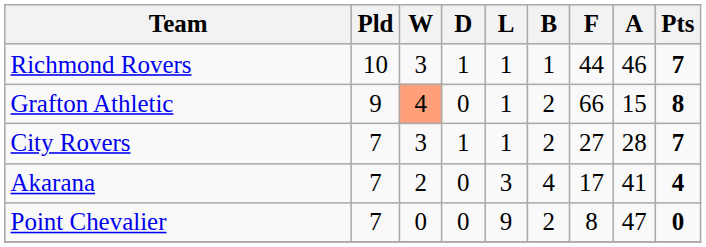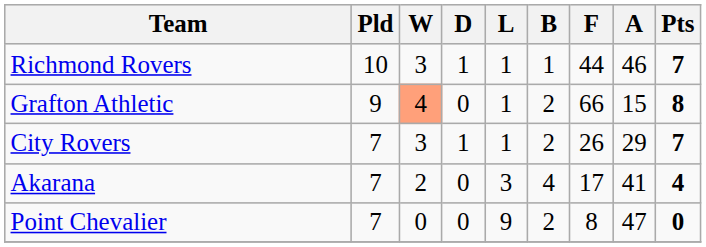(591, 143) 27 -> (591, 143) 26
(634, 143) 28 -> (634, 143) 29
